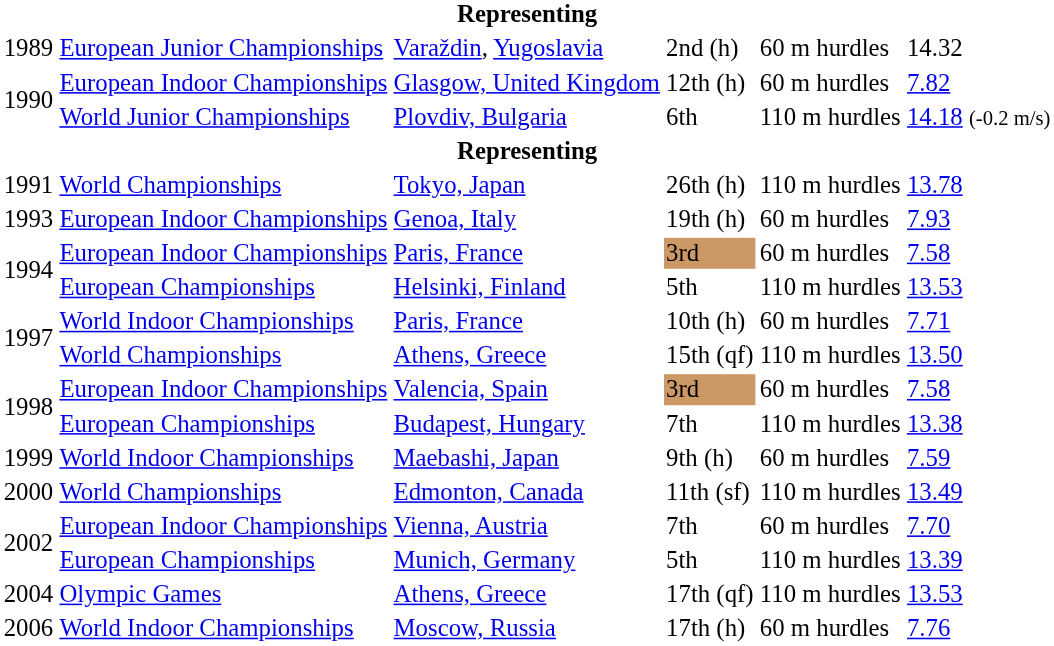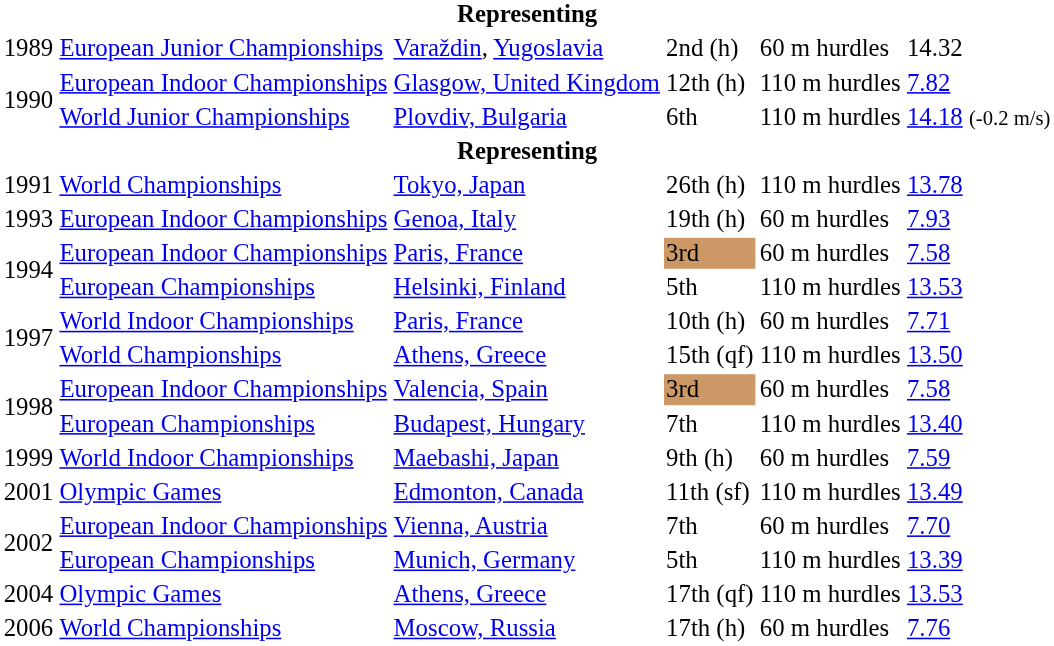(825, 82) 60 m hurdles -> (830, 82) 110 m hurdles
(935, 423) 13.38 -> (935, 423) 13.40
(28, 491) 2000 -> (28, 491) 2001
(170, 491) World Championships -> (140, 491) Olympic Games
(207, 628) World Indoor Championships -> (170, 628) World Championships
